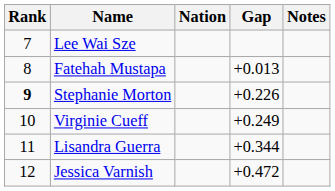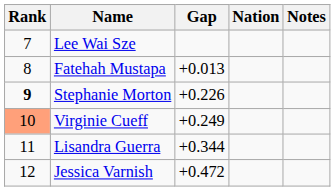columns swapped: (202, 17) <-> (256, 17)
(27, 120) no background -> (27, 120) lightsalmon background
